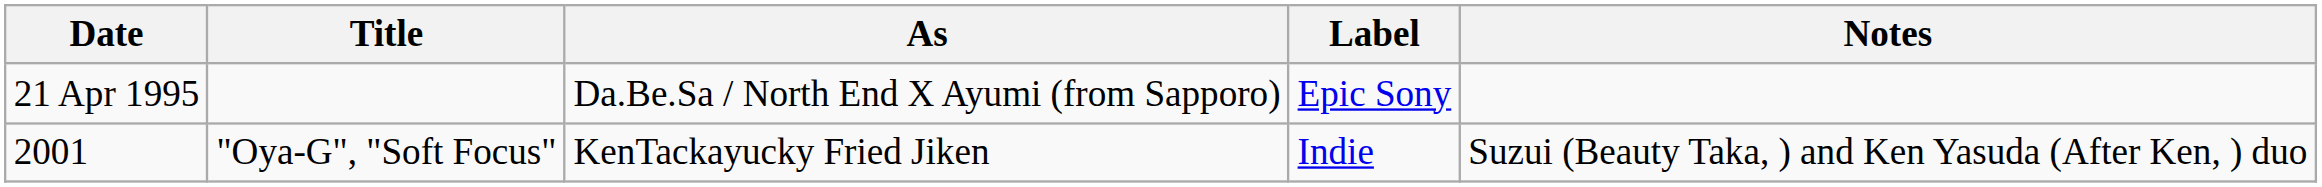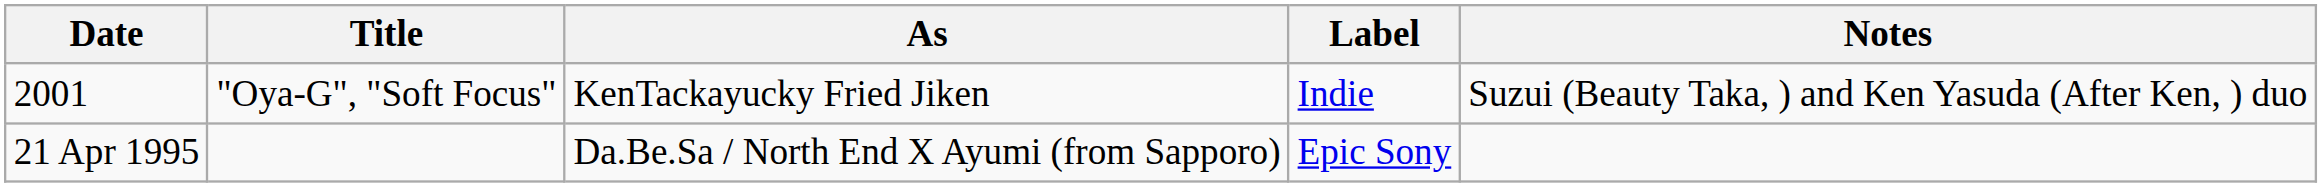rows swapped: (107, 92) <-> (51, 151)
